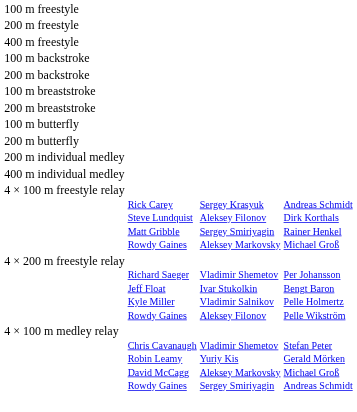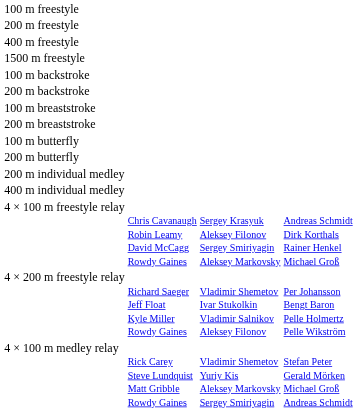+ row: (45, 58)
(160, 225) Rick Carey Steve Lundquist Matt Gribble Rowdy Gaines -> (162, 241) Chris Cavanaugh Robin Leamy David McCagg Rowdy Gaines
(162, 366) Chris Cavanaugh Robin Leamy David McCagg Rowdy Gaines -> (160, 382) Rick Carey Steve Lundquist Matt Gribble Rowdy Gaines
